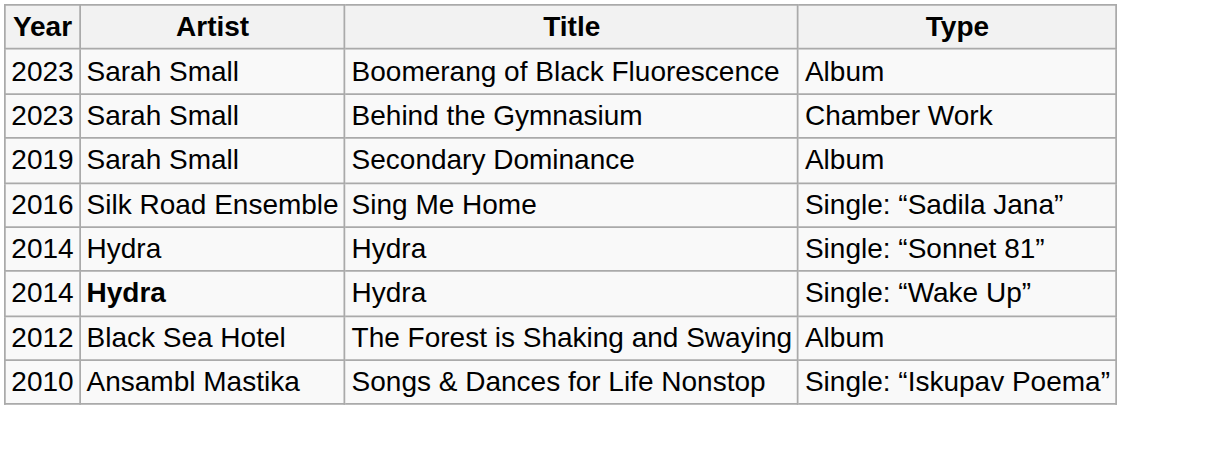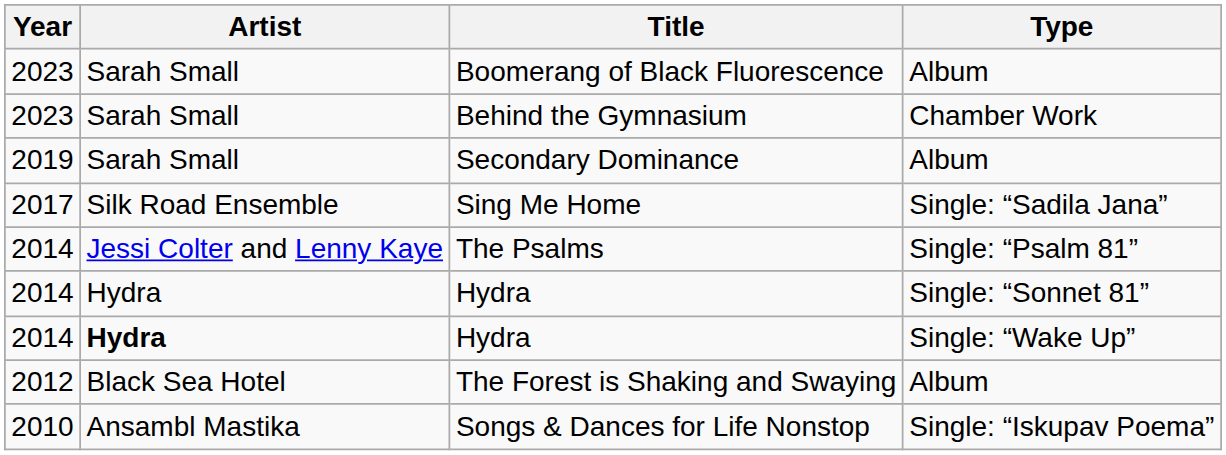(42, 204) 2016 -> (42, 204) 2017
+ row: (530, 248)
